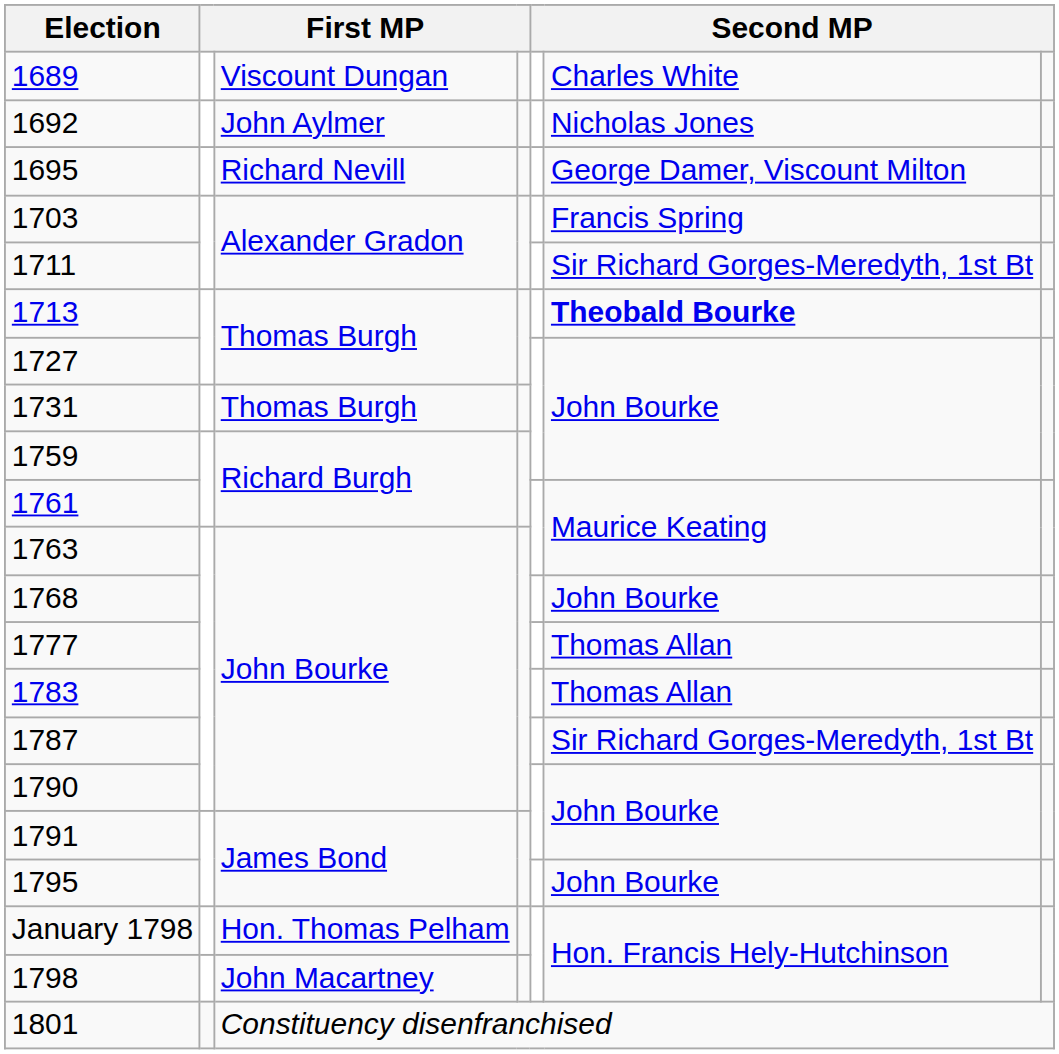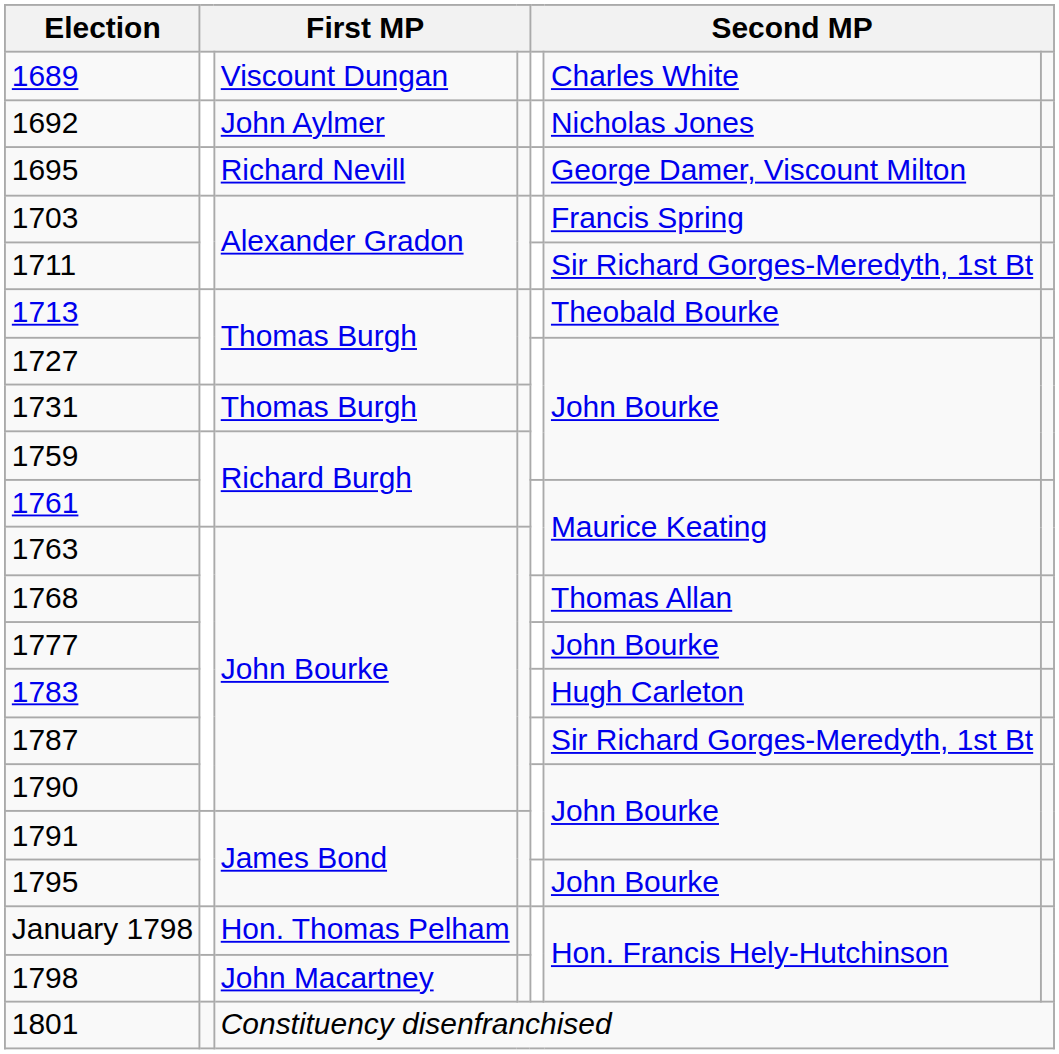(673, 312) bold -> (665, 312) normal
(635, 597) John Bourke -> (642, 597) Thomas Allan
(642, 645) Thomas Allan -> (635, 645) John Bourke
(642, 692) Thomas Allan -> (647, 692) Hugh Carleton
